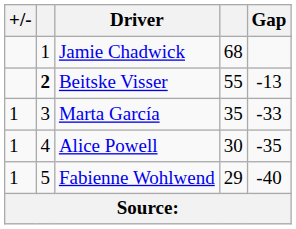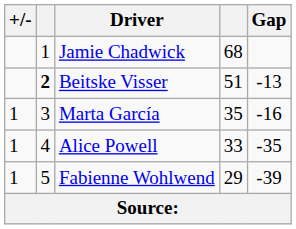(233, 83) 55 -> (233, 83) 51
(269, 114) -33 -> (269, 114) -16
(233, 145) 30 -> (233, 145) 33
(269, 177) -40 -> (269, 177) -39
